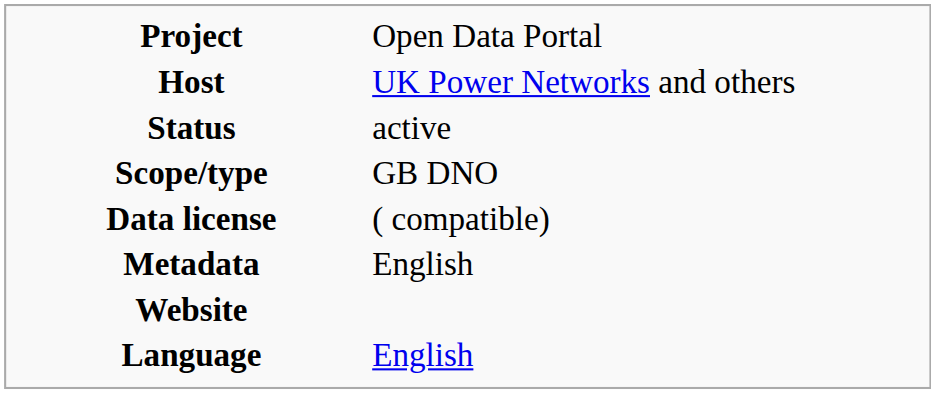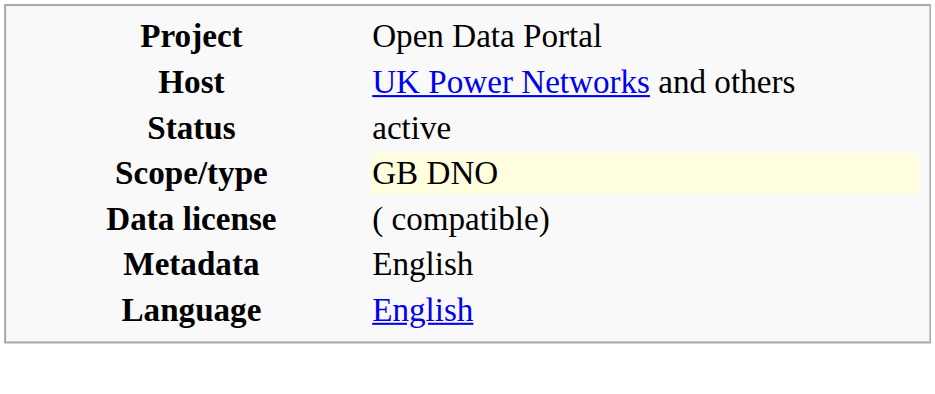(435, 173) no background -> (435, 173) lightyellow background
- row: (191, 310)
